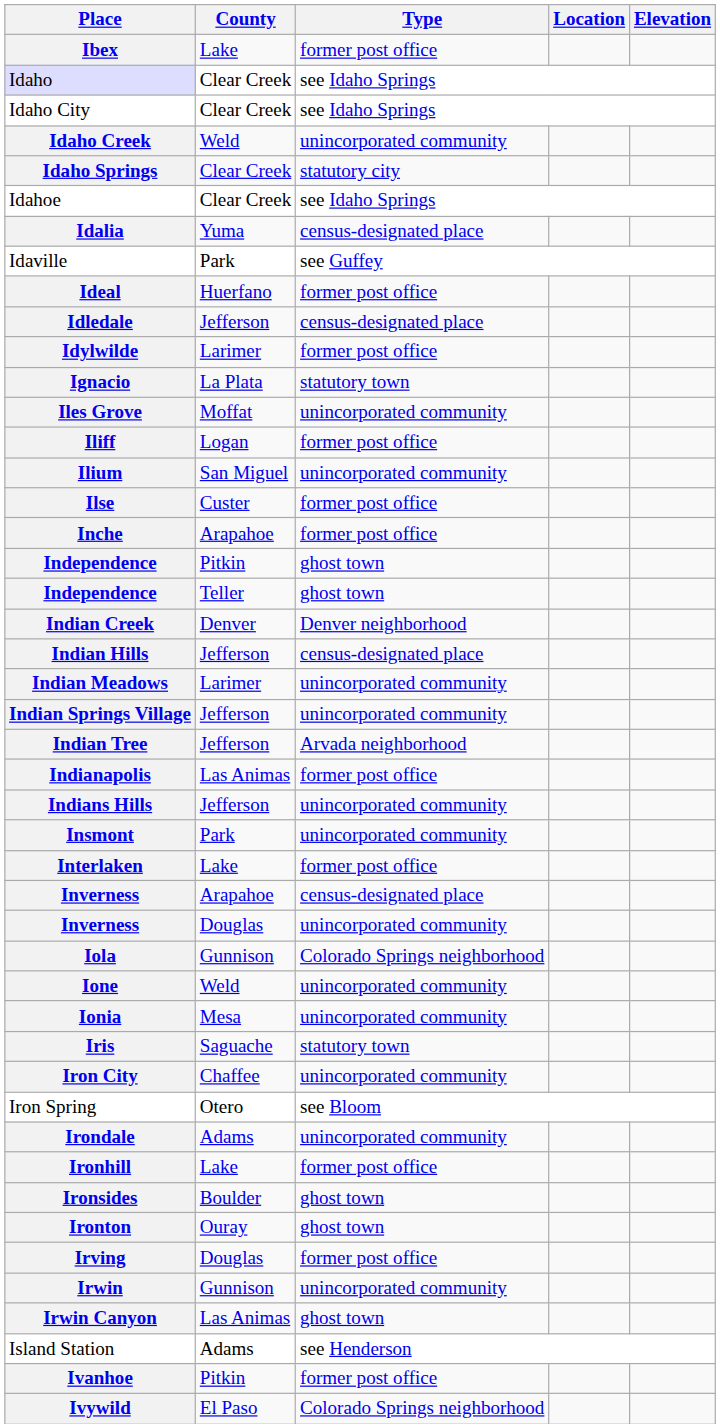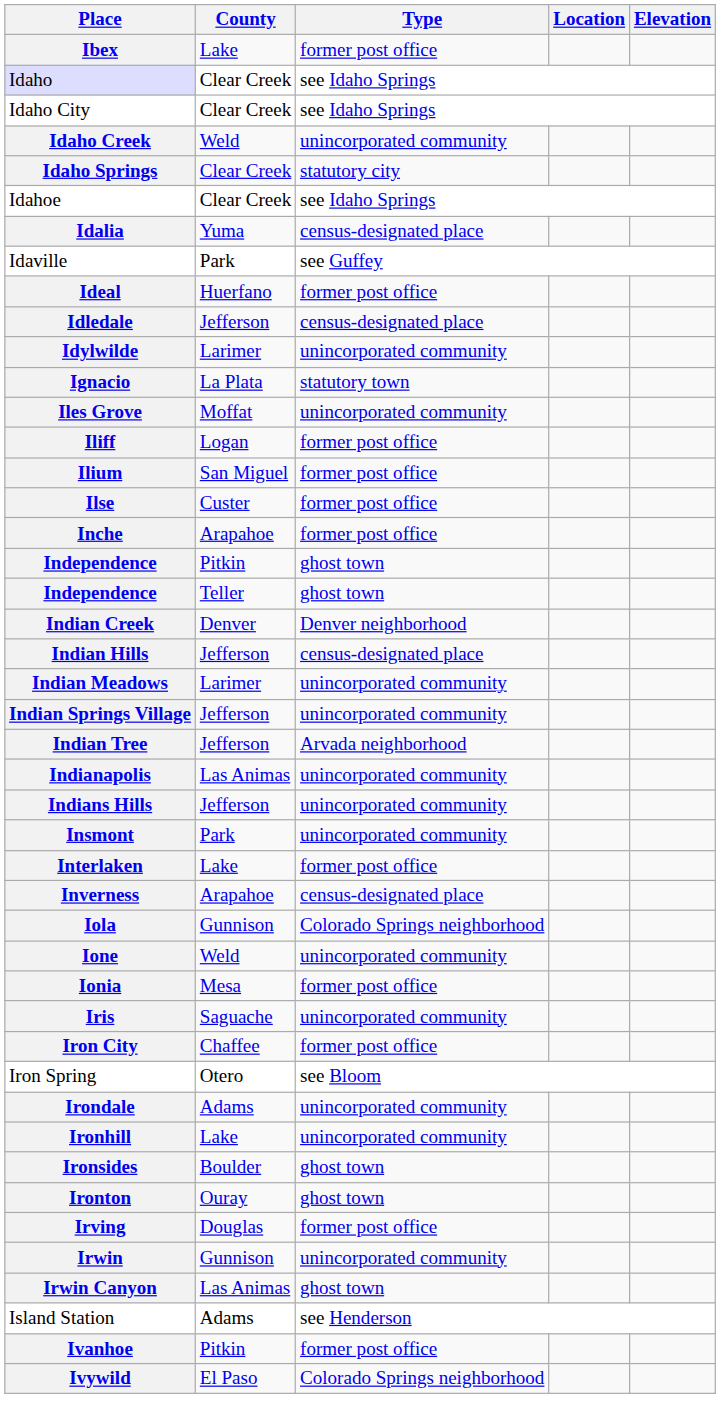(369, 351) former post office -> (403, 351) unincorporated community
(403, 472) unincorporated community -> (369, 472) former post office
(369, 774) former post office -> (403, 774) unincorporated community
- row: (100, 925)
(403, 1016) unincorporated community -> (369, 985) former post office
(355, 1046) statutory town -> (403, 1016) unincorporated community
(403, 1076) unincorporated community -> (369, 1046) former post office
(369, 1167) former post office -> (403, 1136) unincorporated community
